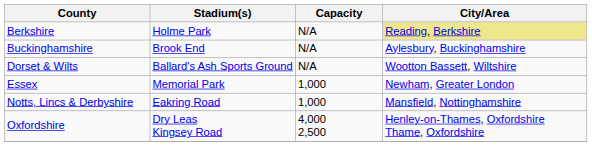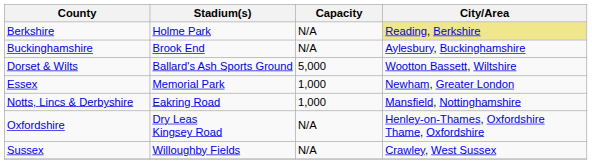(307, 66) N/A -> (312, 66) 5,000
(312, 126) 4,000 2,500 -> (307, 126) N/A
+ row: (25, 150)
